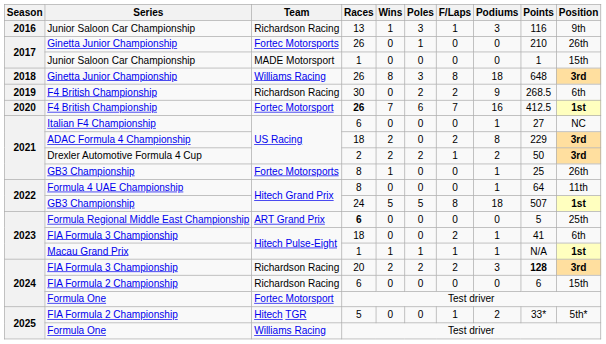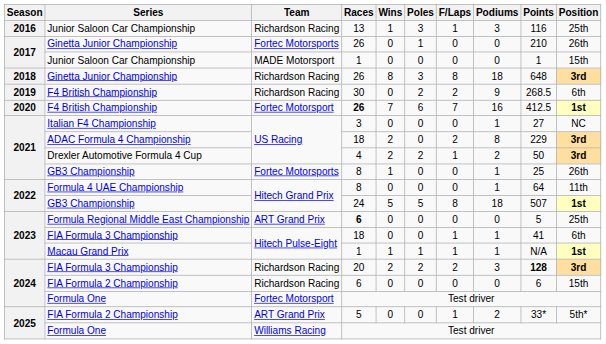(579, 29) 9th -> (579, 29) 25th
(290, 76) Williams Racing -> (297, 76) Richardson Racing
(359, 124) 6 -> (359, 124) 3
(359, 156) 2 -> (359, 156) 4
(455, 236) 2 -> (455, 236) 1
(280, 315) Hitech TGR -> (290, 315) ART Grand Prix
